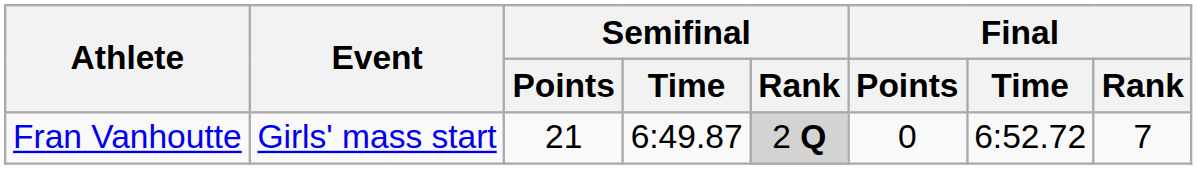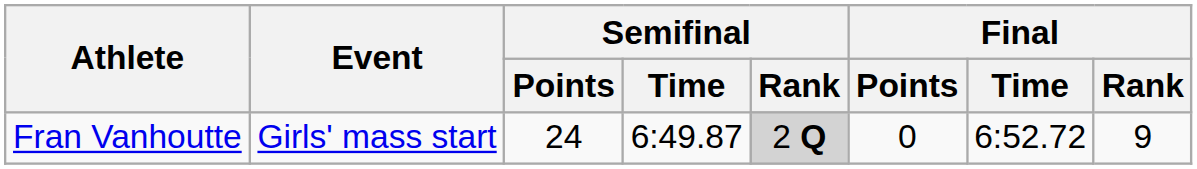(564, 138) 21 -> (564, 138) 24
(1143, 138) 7 -> (1143, 138) 9
